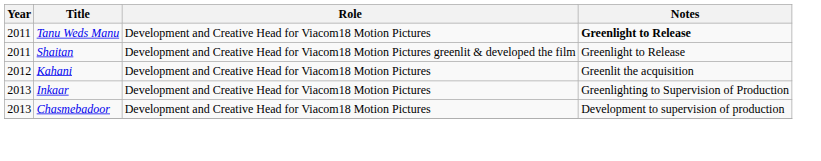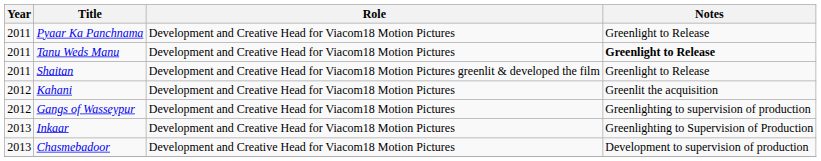+ row: (90, 33)
+ row: (86, 109)
